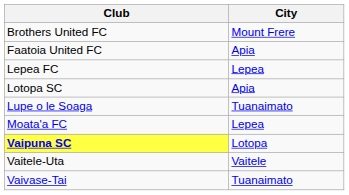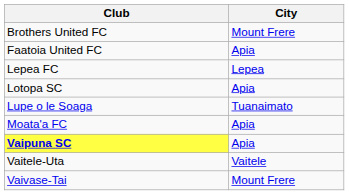(248, 124) Lepea -> (243, 124) Apia
(249, 143) Lotopa -> (243, 143) Apia
(262, 180) Tuanaimato -> (263, 180) Mount Frere
